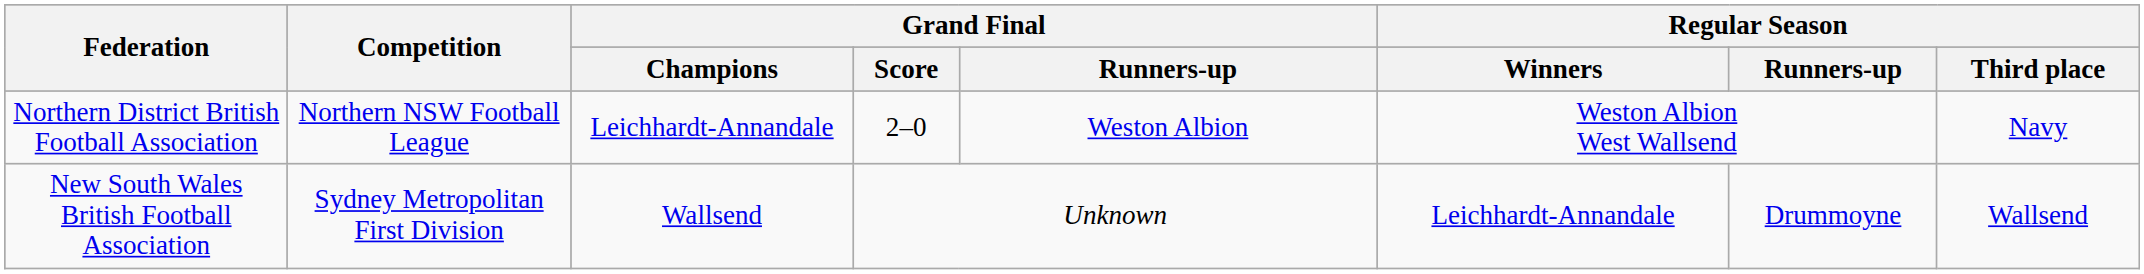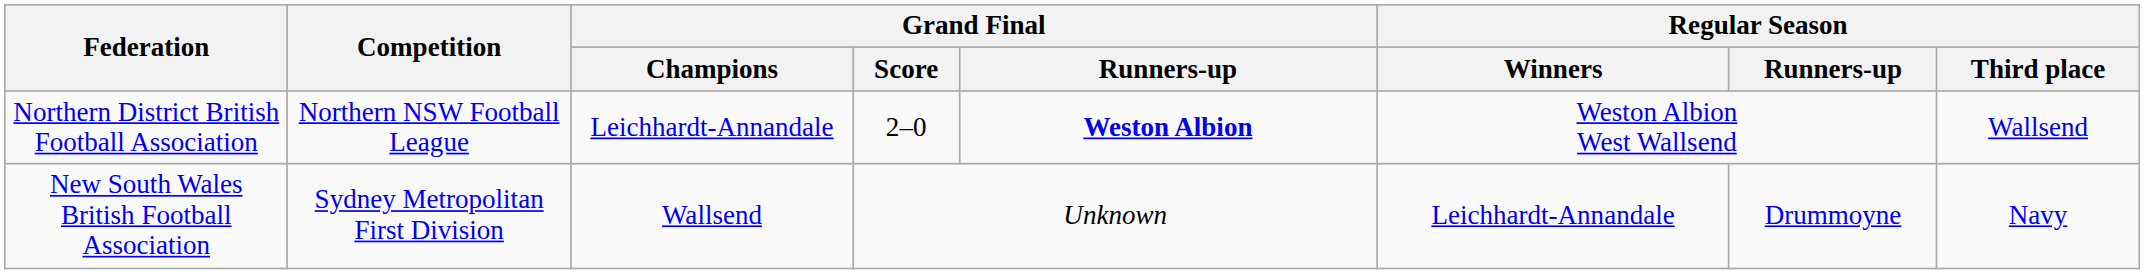(1168, 126) normal -> (1168, 126) bold
(2038, 126) Navy -> (2038, 126) Wallsend
(2038, 215) Wallsend -> (2038, 215) Navy
